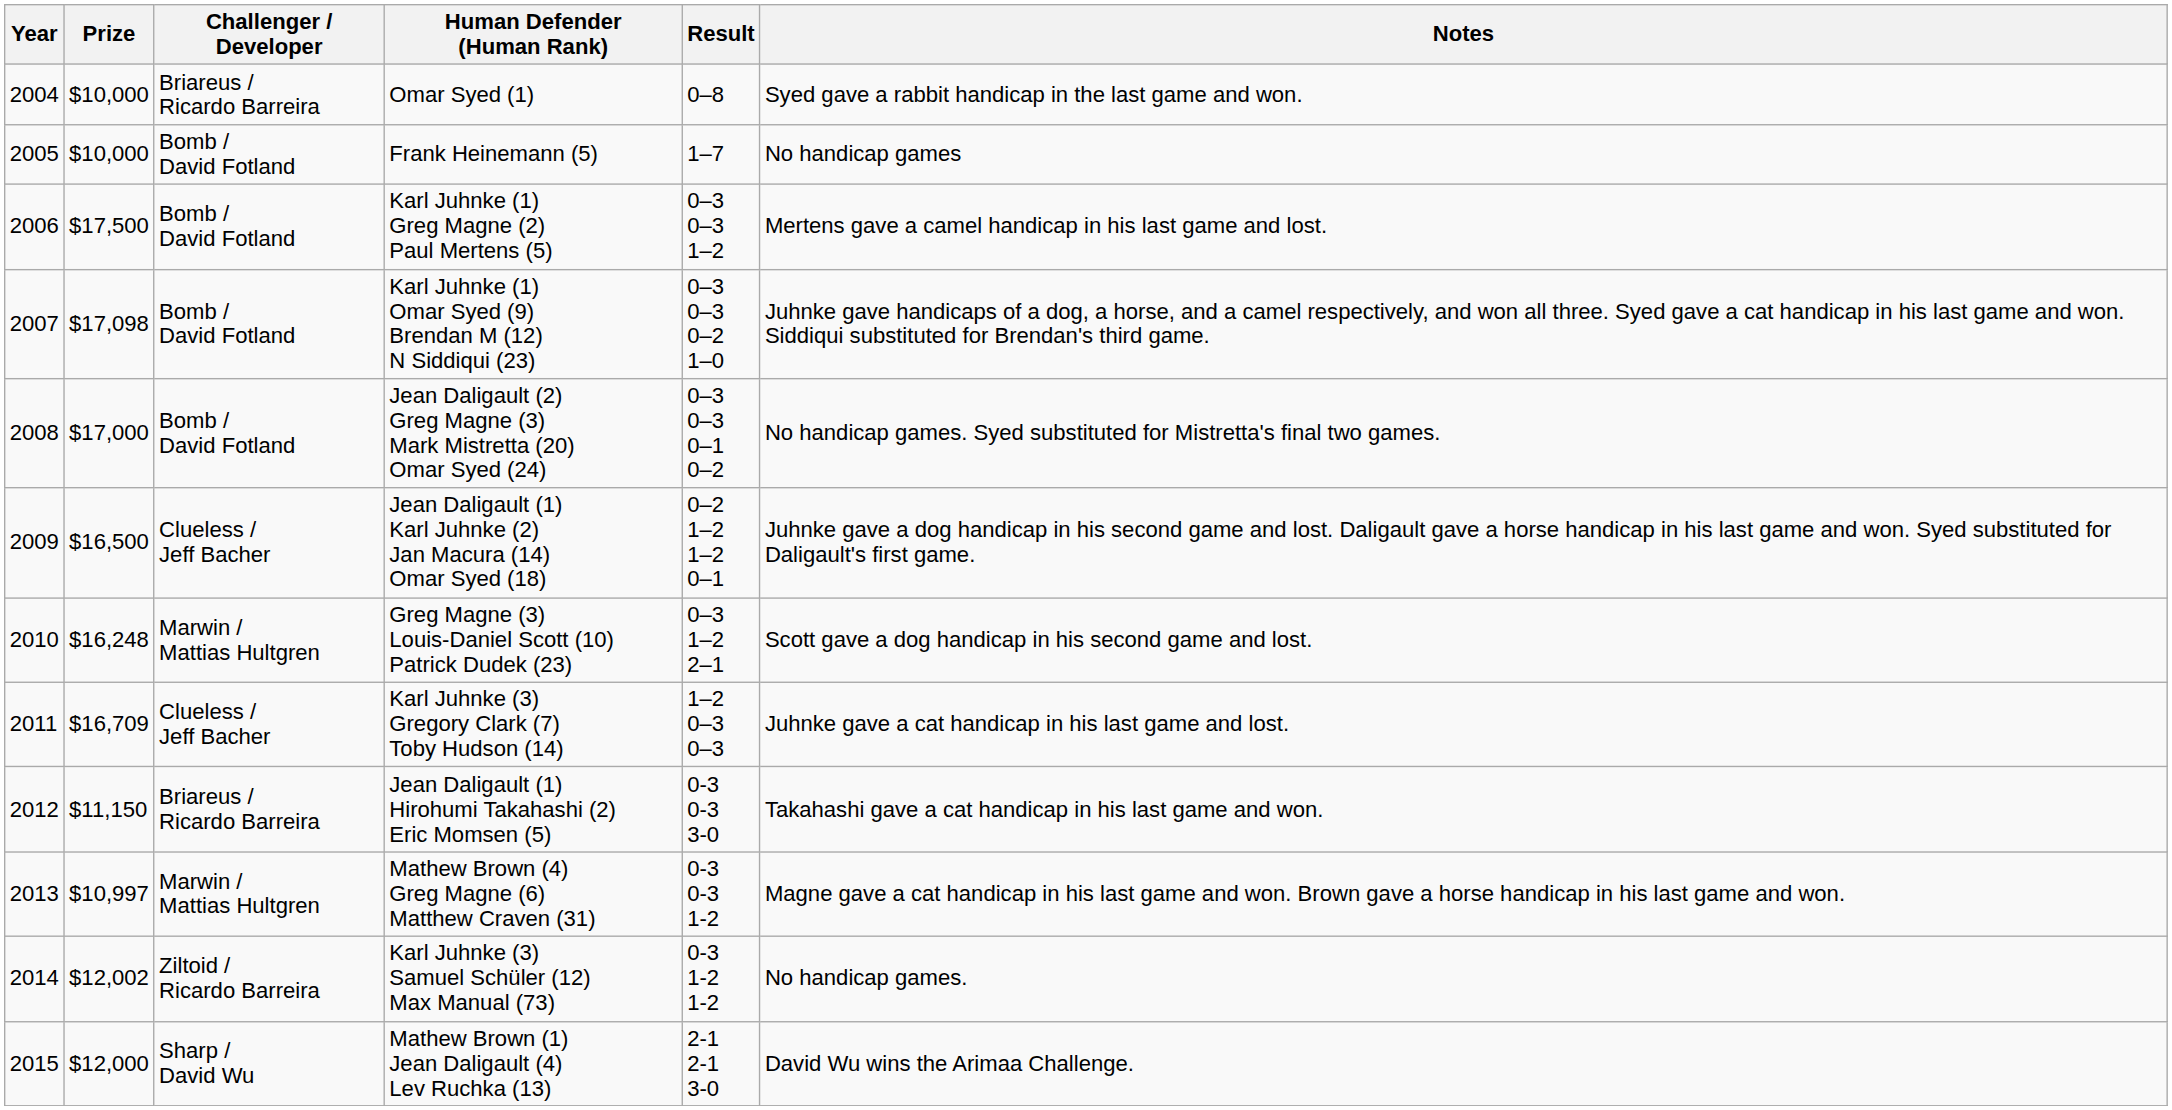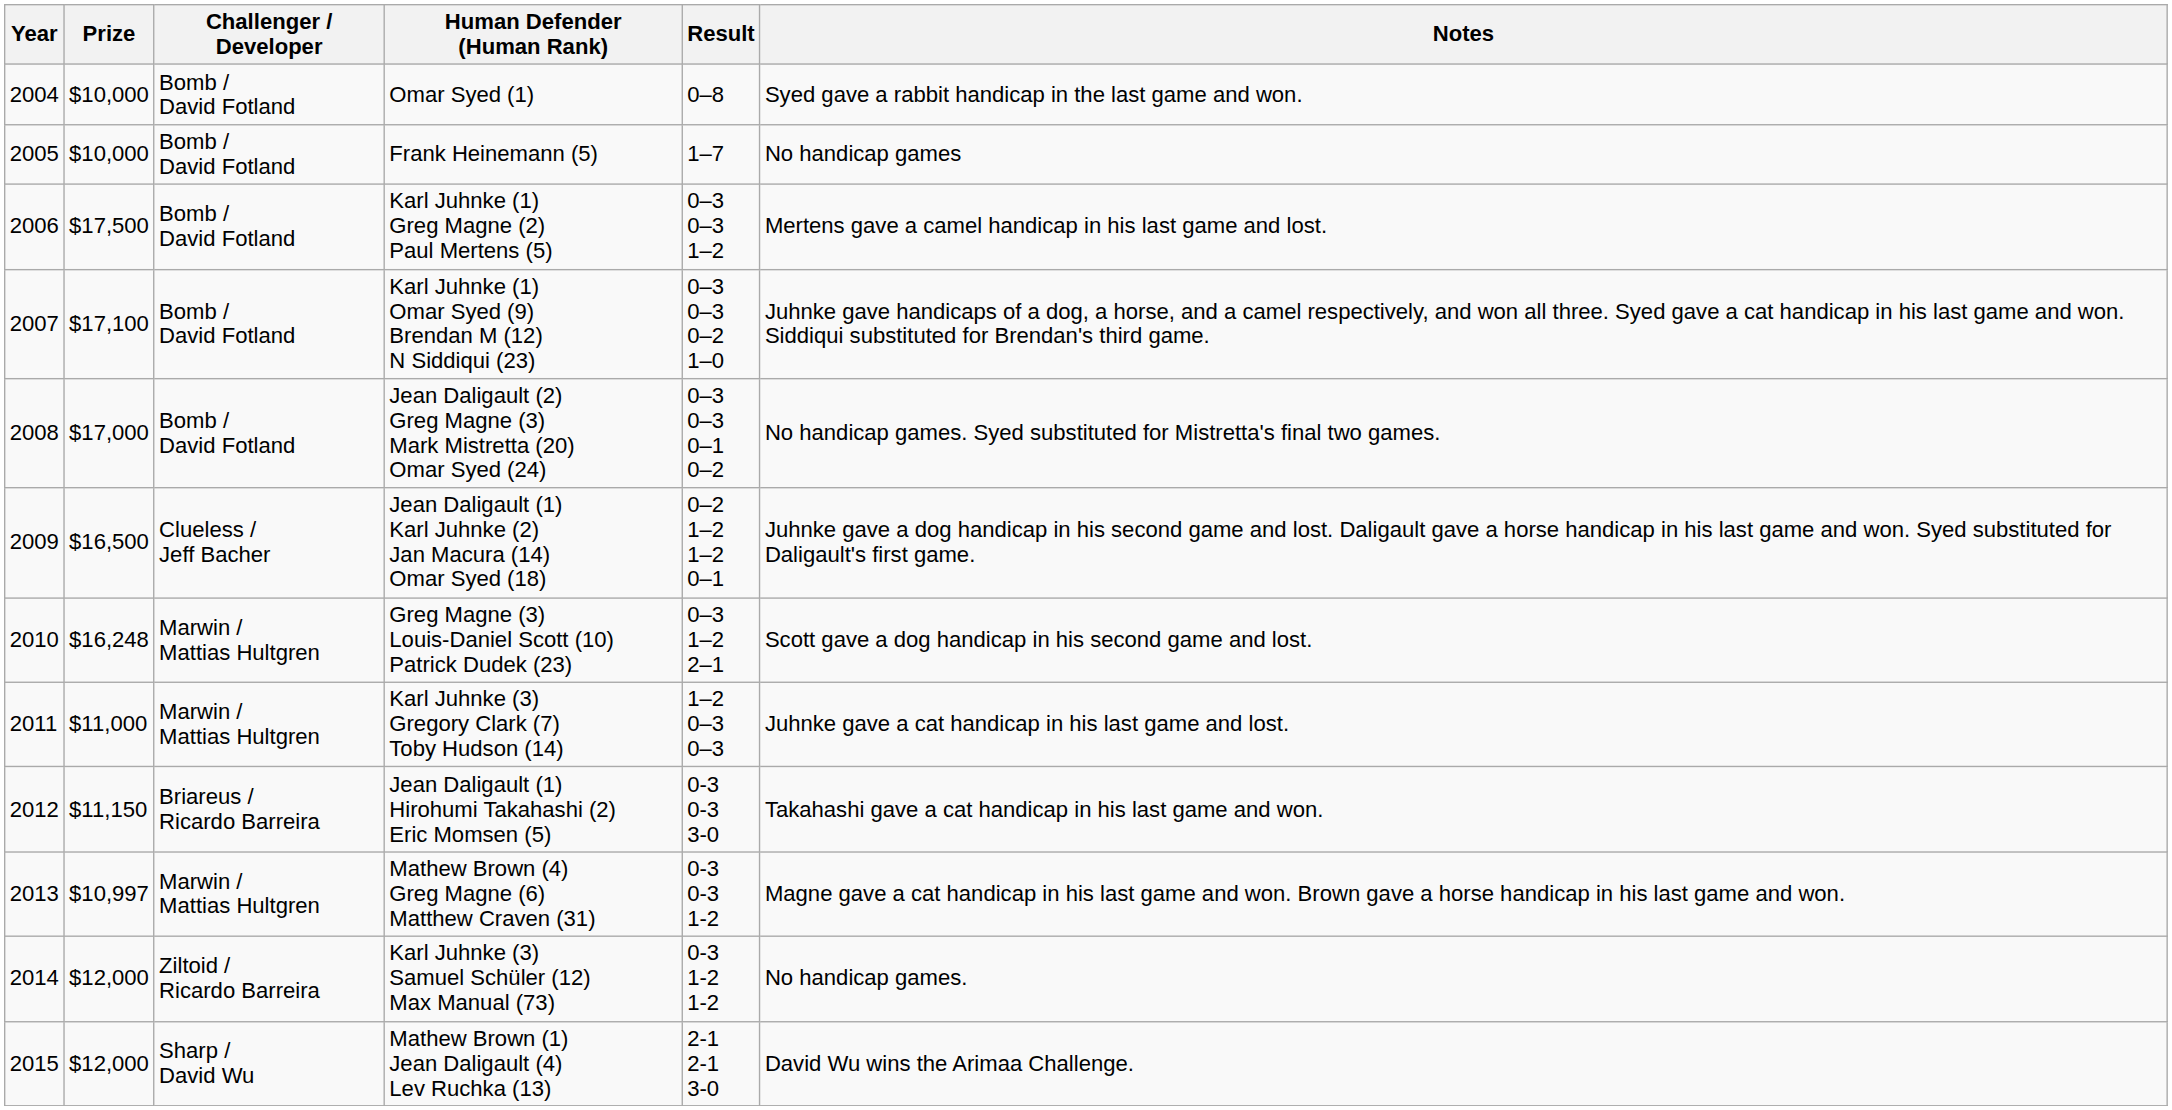(239, 94) Briareus / Ricardo Barreira -> (227, 94) Bomb / David Fotland
(109, 323) $17,098 -> (109, 323) $17,100
(109, 724) $16,709 -> (108, 724) $11,000
(215, 724) Clueless / Jeff Bacher -> (239, 724) Marwin / Mattias Hultgren
(109, 978) $12,002 -> (109, 978) $12,000
